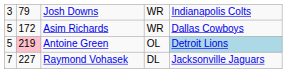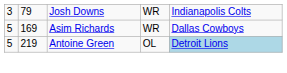(27, 28) 172 -> (29, 28) 169
(27, 44) pink background -> (29, 44) no background
- row: (86, 60)
